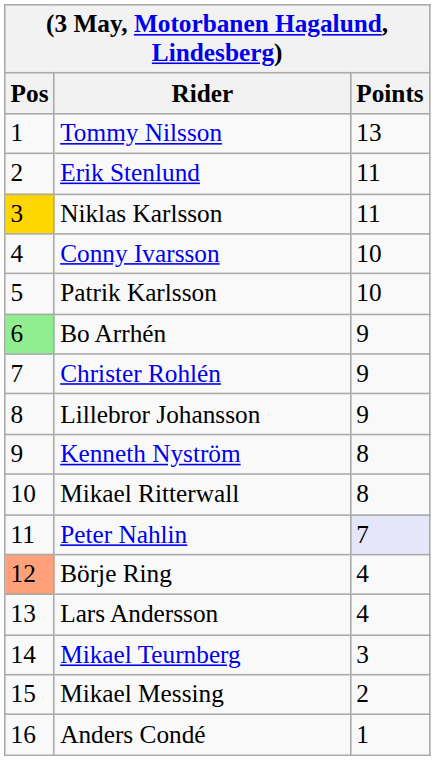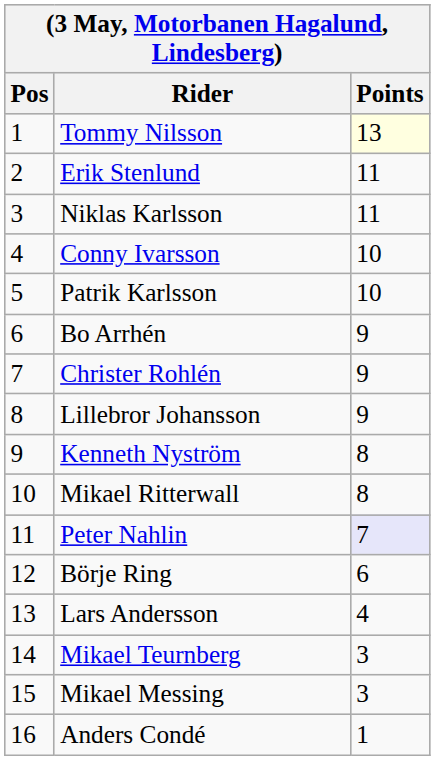(369, 133) no background -> (369, 133) lightyellow background
(17, 213) gold background -> (17, 213) no background
(17, 333) lightgreen background -> (17, 333) no background
(23, 574) lightsalmon background -> (23, 574) no background
(363, 574) 4 -> (363, 574) 6
(363, 694) 2 -> (363, 694) 3
